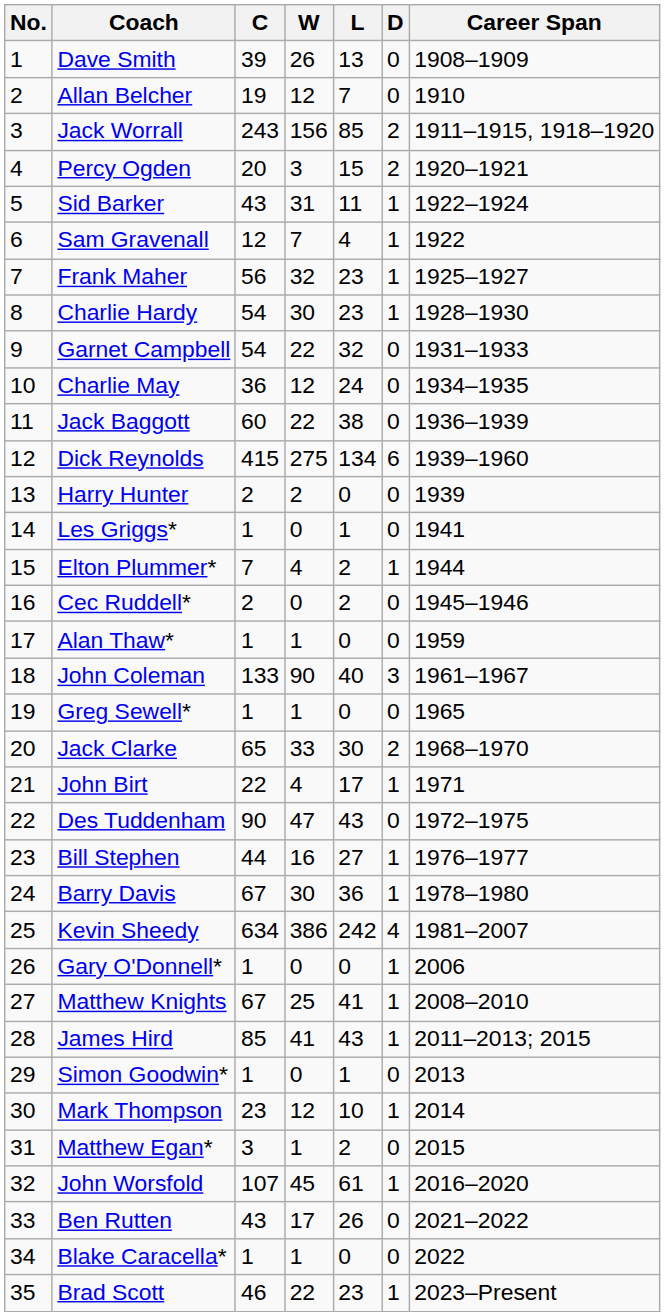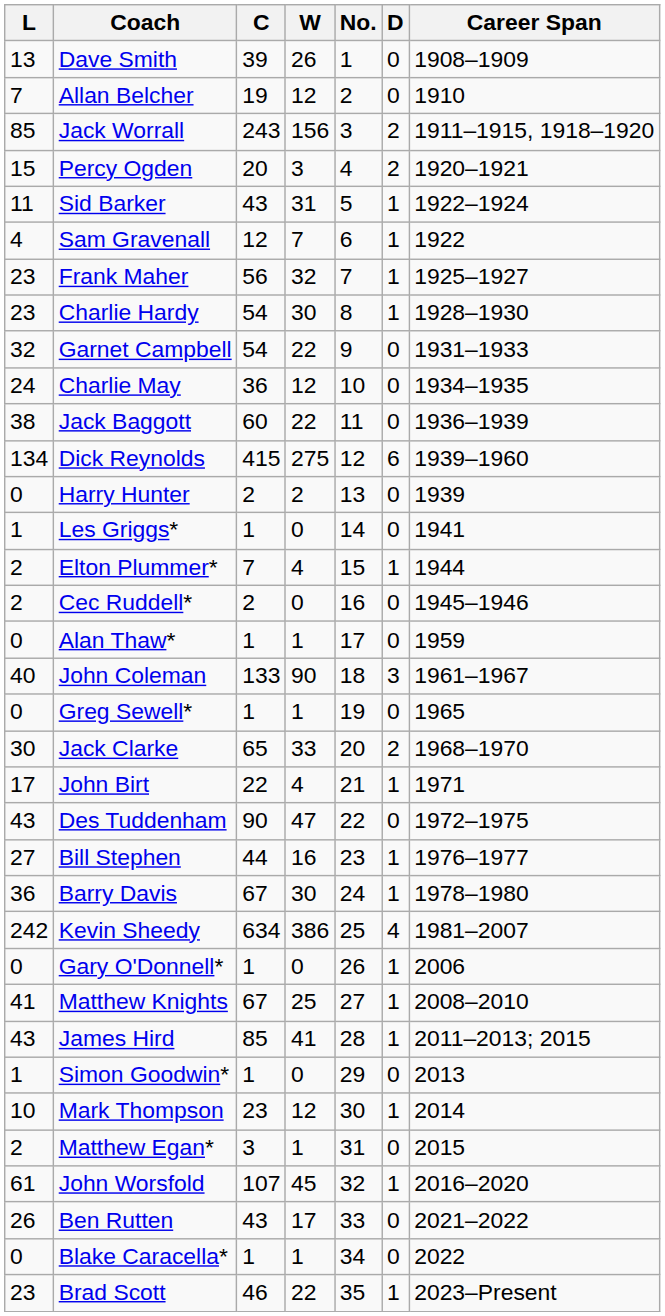columns swapped: (28, 22) <-> (357, 22)
